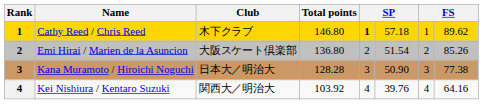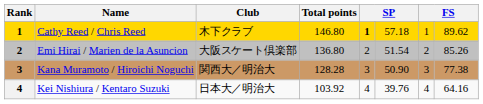(237, 69) 日本大／明治大 -> (237, 69) 関西大／明治大
(237, 88) 関西大／明治大 -> (237, 88) 日本大／明治大
